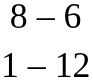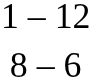rows swapped: (46, 16) <-> (46, 65)
